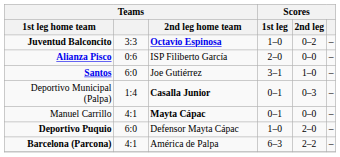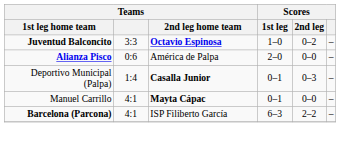(189, 57) ISP Filiberto García -> (184, 57) América de Palpa
- row: (98, 73)
- row: (75, 129)
(184, 144) América de Palpa -> (189, 114) ISP Filiberto García
